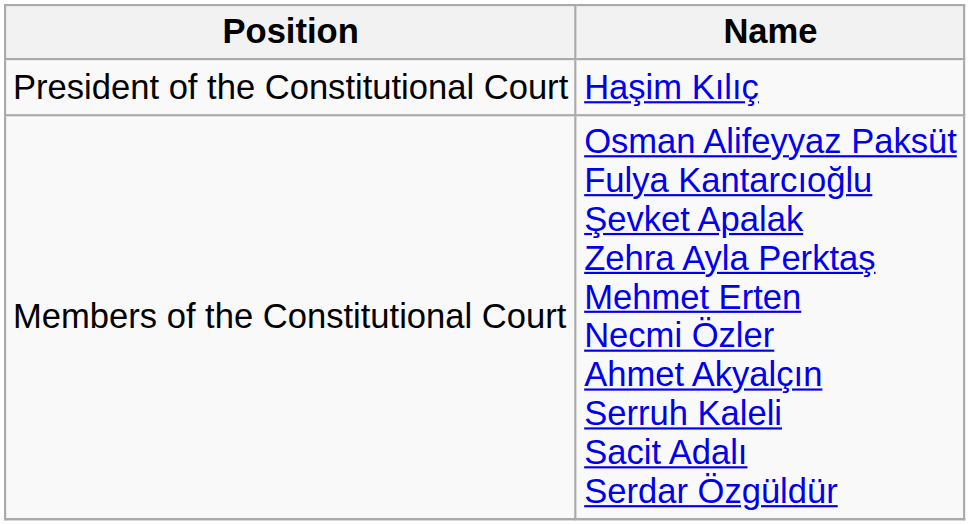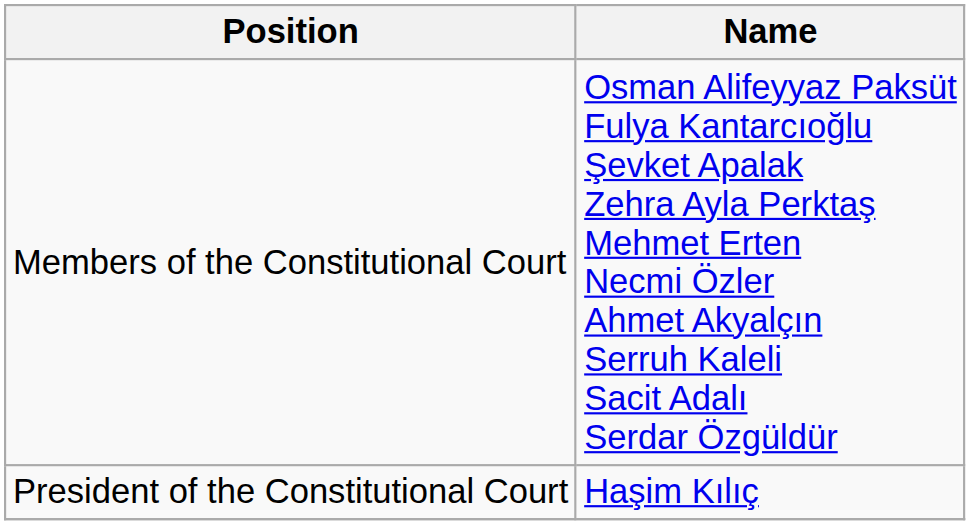rows swapped: (291, 86) <-> (290, 316)
